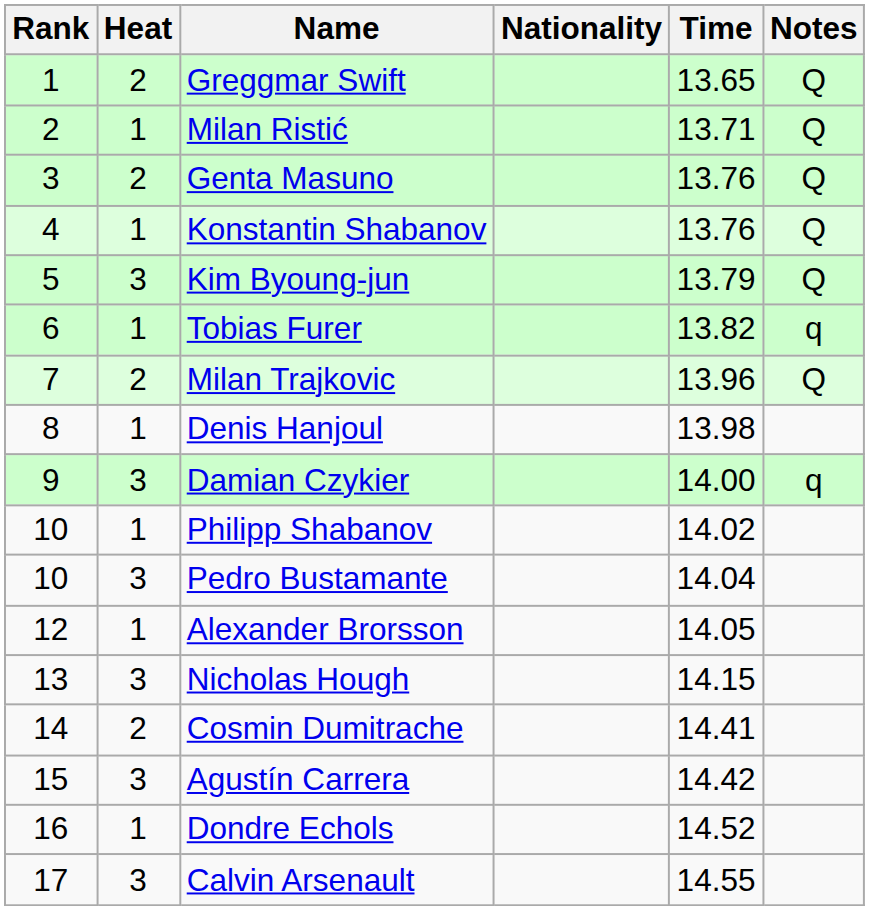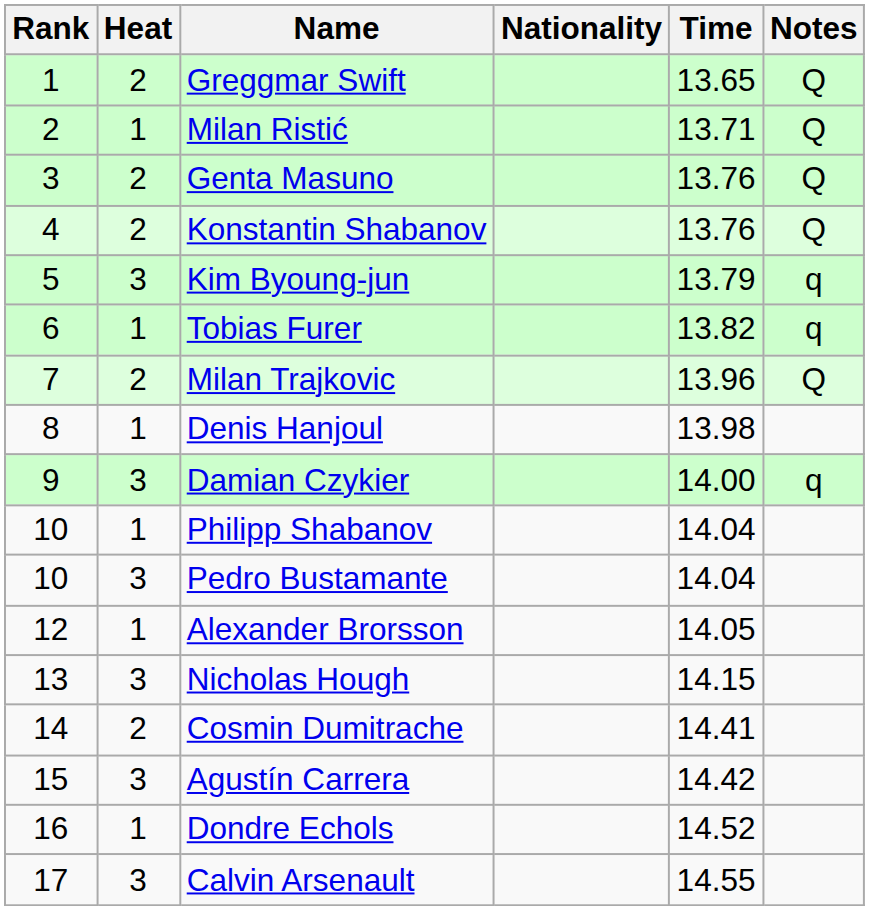(138, 229) 1 -> (138, 229) 2
(814, 279) Q -> (814, 279) q
(716, 529) 14.02 -> (716, 529) 14.04
